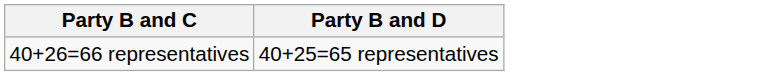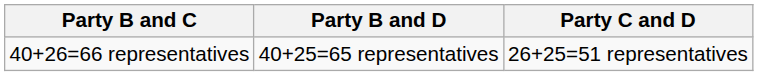+ column: (628, 20)
